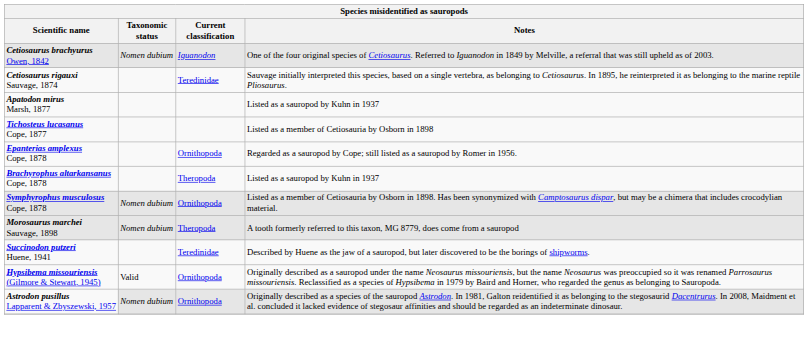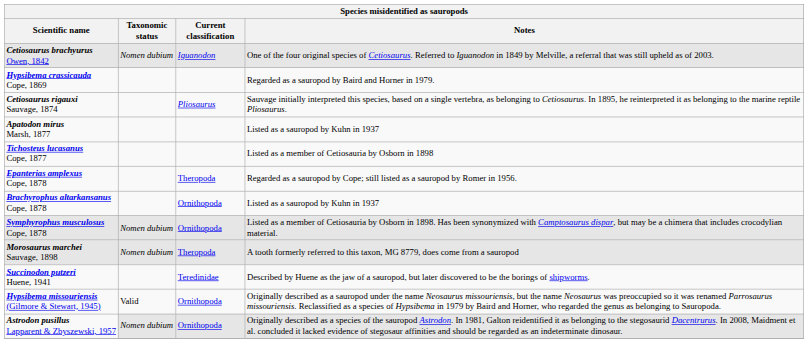+ row: (49, 79)
(198, 79) Teredinidae -> (197, 104) Pliosaurus
(200, 153) Ornithopoda -> (197, 178) Theropoda
(197, 178) Theropoda -> (200, 202) Ornithopoda
